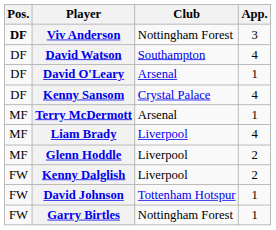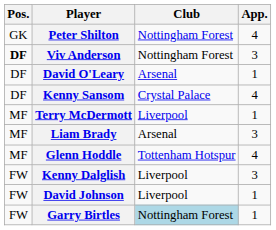+ row: (84, 34)
- row: (84, 54)
(157, 114) Arsenal -> (163, 114) Liverpool
(163, 134) Liverpool -> (157, 134) Arsenal
(255, 134) 4 -> (255, 134) 3
(163, 154) Liverpool -> (187, 154) Tottenham Hotspur
(255, 154) 2 -> (255, 154) 4
(255, 174) 2 -> (255, 174) 3
(187, 194) Tottenham Hotspur -> (163, 194) Liverpool
(185, 214) no background -> (185, 214) lightblue background
